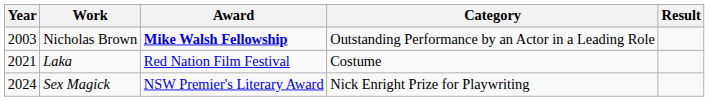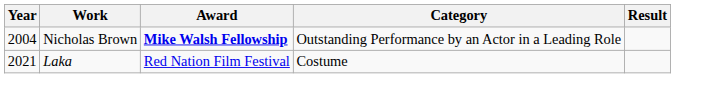(22, 38) 2003 -> (22, 38) 2004
- row: (77, 84)
